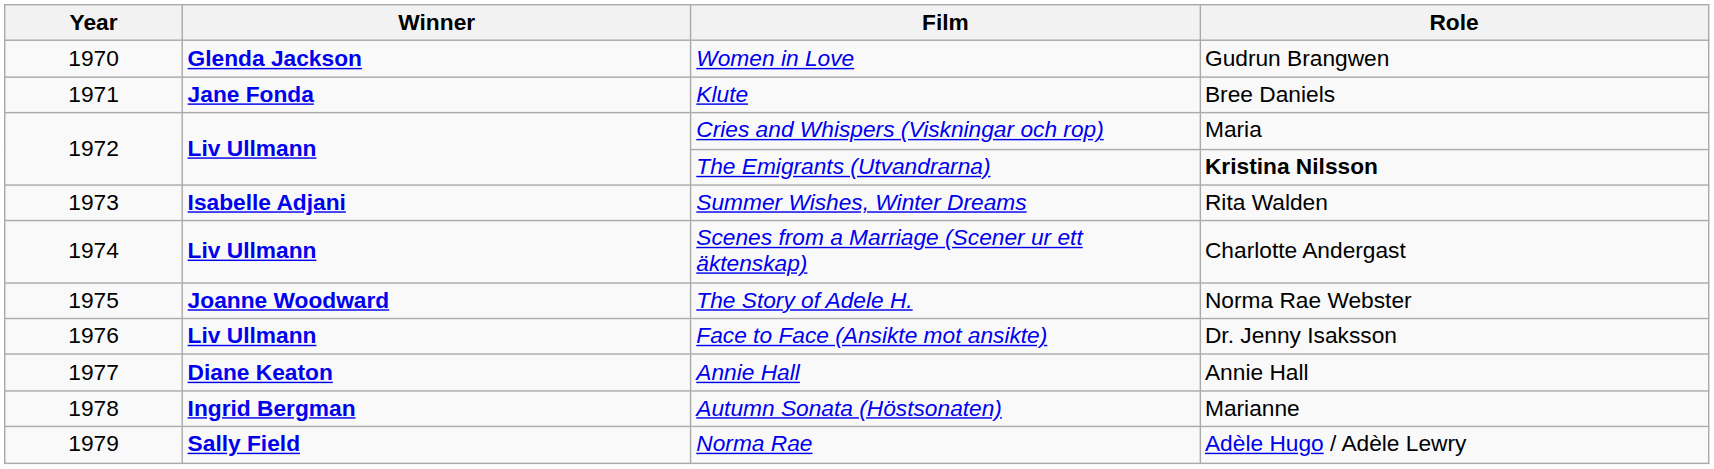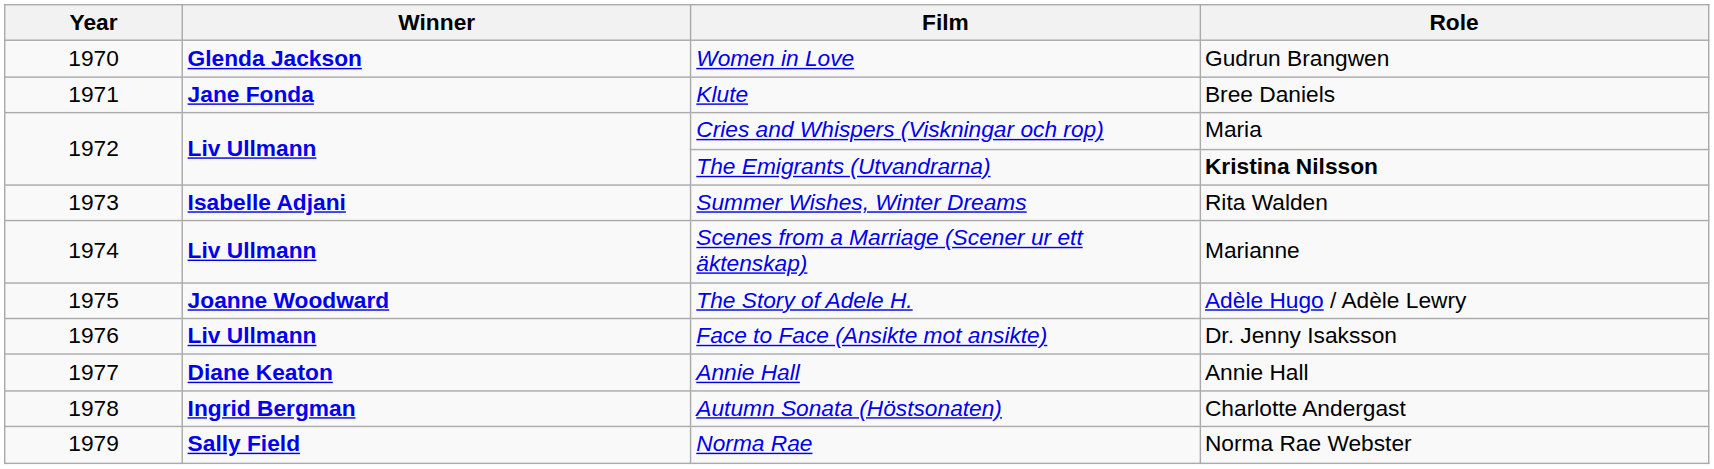(1305, 251) Charlotte Andergast -> (1252, 251) Marianne
(1308, 300) Norma Rae Webster -> (1336, 300) Adèle Hugo / Adèle Lewry
(1252, 408) Marianne -> (1305, 408) Charlotte Andergast
(1336, 444) Adèle Hugo / Adèle Lewry -> (1308, 444) Norma Rae Webster
